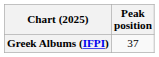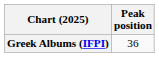(133, 43) 37 -> (133, 43) 36
